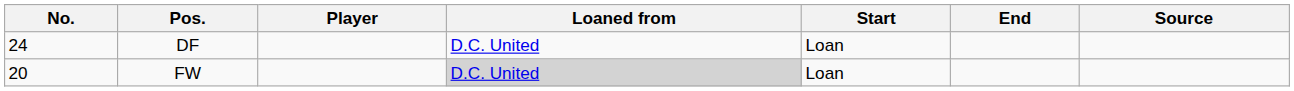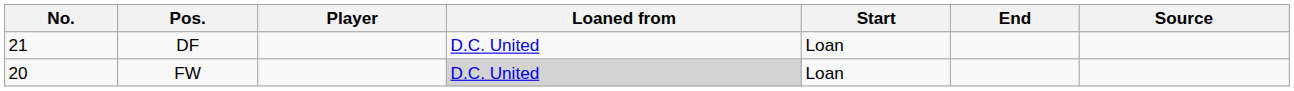(18, 46) 24 -> (18, 46) 21
